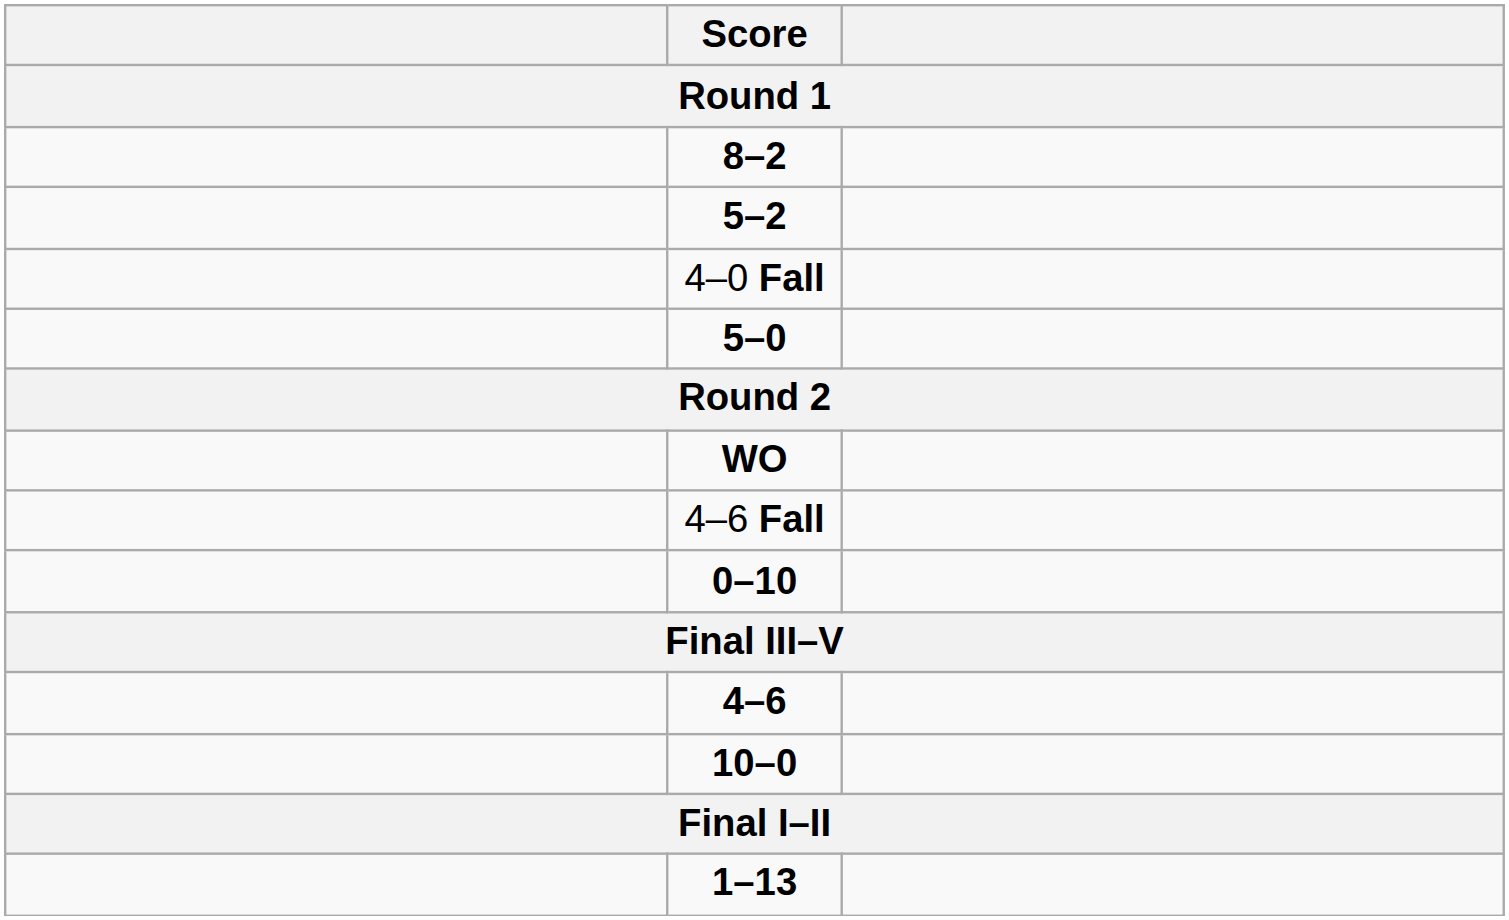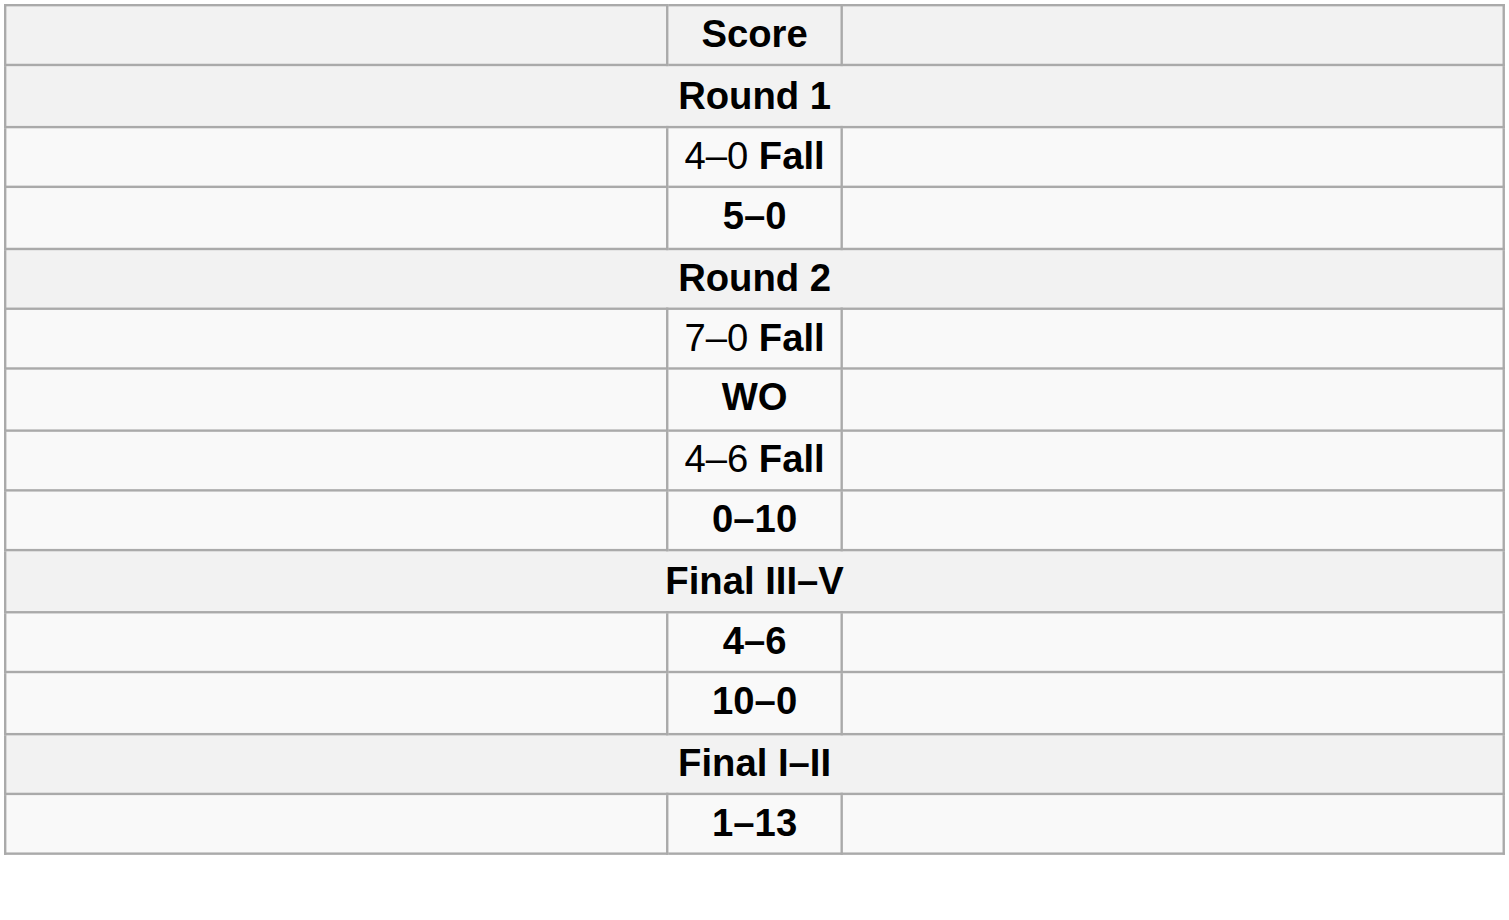- row: (755, 156)
- row: (755, 216)
+ row: (755, 338)
